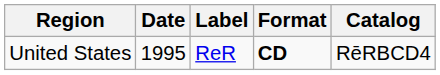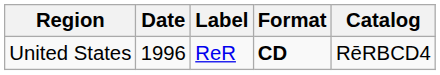(163, 52) 1995 -> (163, 52) 1996
